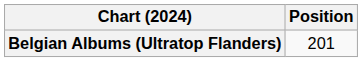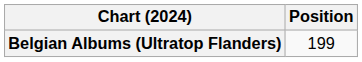(321, 43) 201 -> (321, 43) 199
